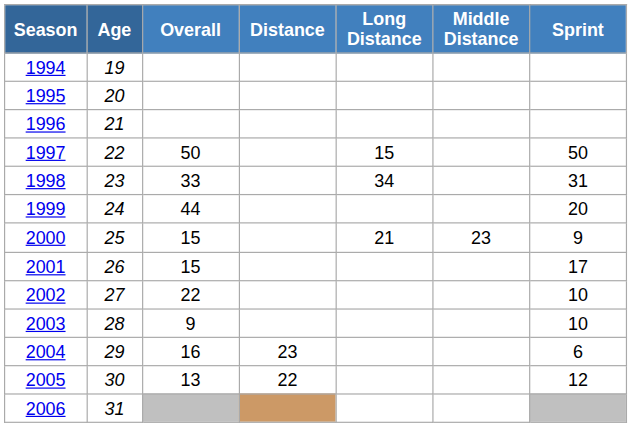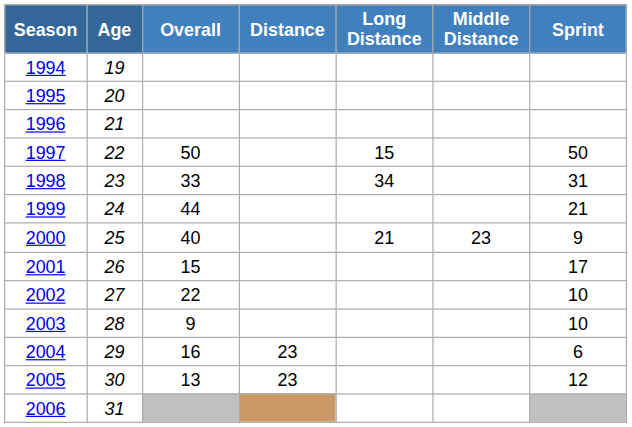(578, 209) 20 -> (578, 209) 21
(191, 238) 15 -> (191, 238) 40
(287, 380) 22 -> (287, 380) 23
